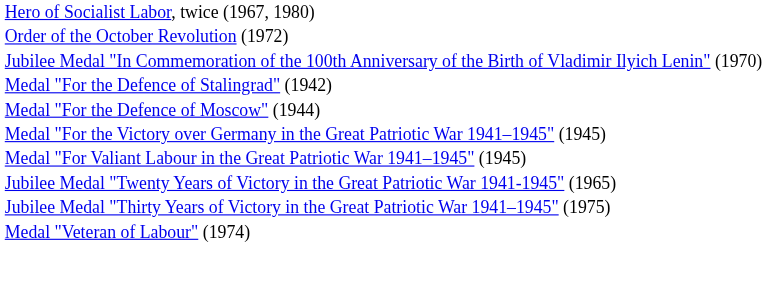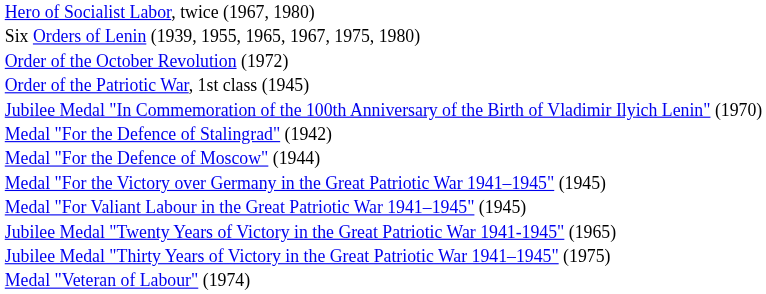+ row: (212, 36)
+ row: (157, 85)
